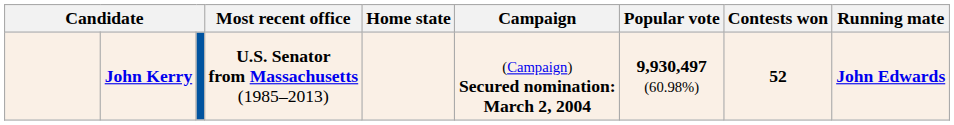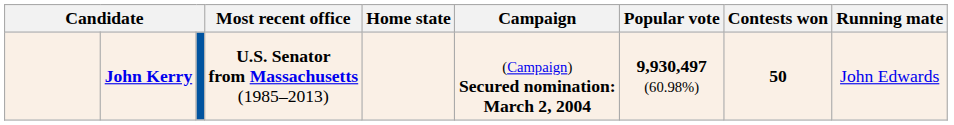(778, 76) 52 -> (778, 76) 50
(891, 76) bold -> (890, 76) normal
